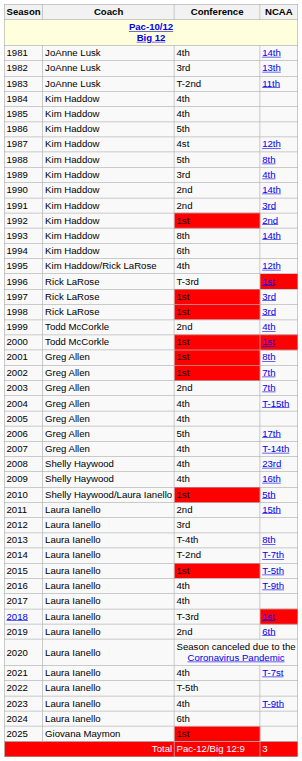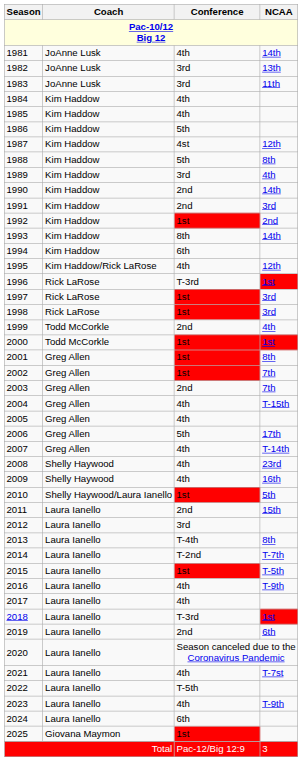(189, 83) T-2nd -> (183, 83) 3rd
